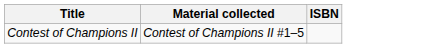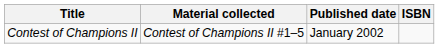+ column: (353, 14)
